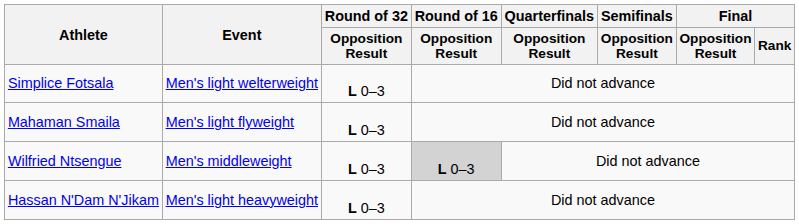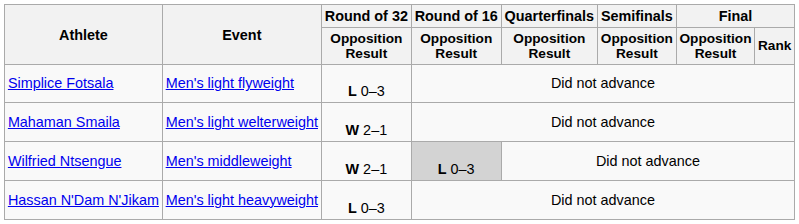(242, 83) Men's light welterweight -> (230, 83) Men's light flyweight
(230, 122) Men's light flyweight -> (242, 122) Men's light welterweight
(366, 130) L 0–3 -> (366, 130) W 2–1
(366, 169) L 0–3 -> (366, 169) W 2–1
